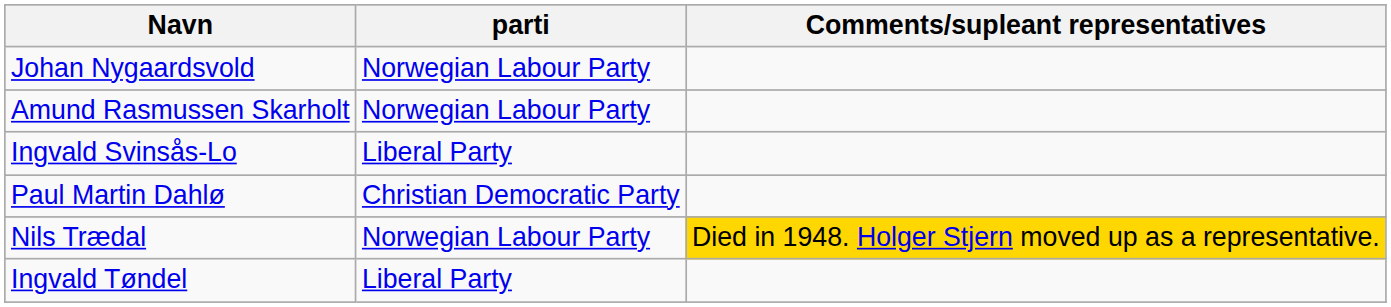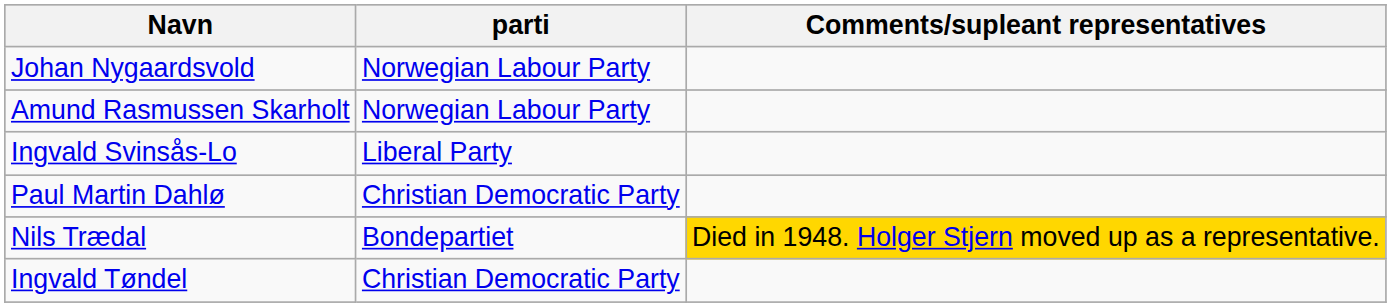(506, 237) Norwegian Labour Party -> (438, 237) Bondepartiet
(437, 279) Liberal Party -> (521, 279) Christian Democratic Party
